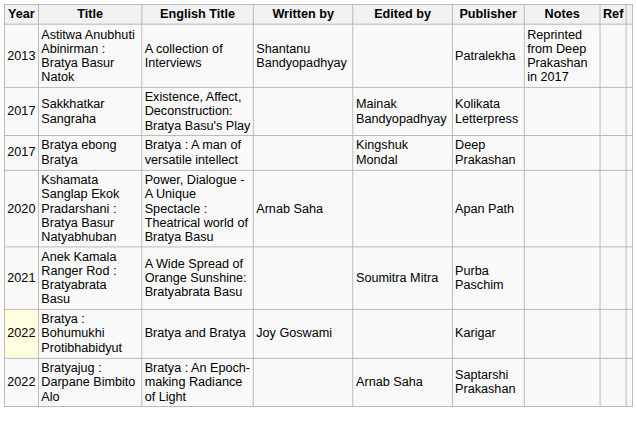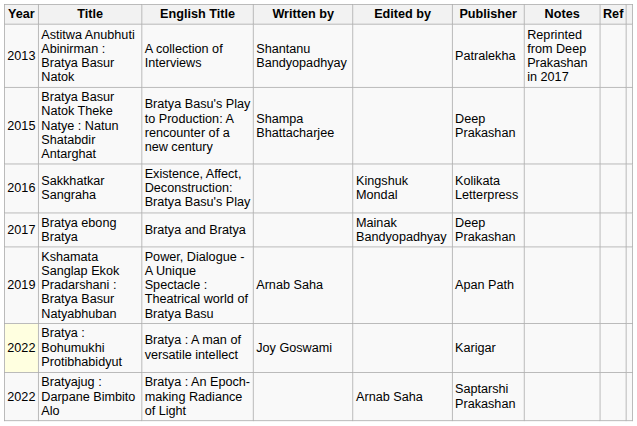+ row: (80, 125)
(21, 111) 2017 -> (21, 188) 2016
(401, 111) Mainak Bandyopadhyay -> (382, 188) Kingshuk Mondal
(193, 152) Bratya : A man of versatile intellect -> (195, 229) Bratya and Bratya
(382, 152) Kingshuk Mondal -> (401, 229) Mainak Bandyopadhyay
(21, 208) 2020 -> (21, 285) 2019
- row: (79, 278)
(195, 333) Bratya and Bratya -> (193, 348) Bratya : A man of versatile intellect
